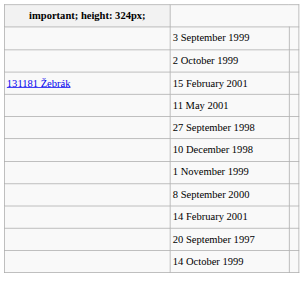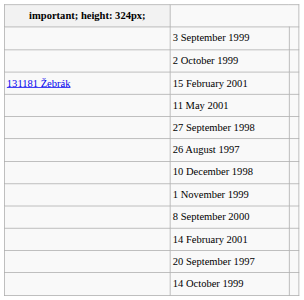+ row: (206, 150)
